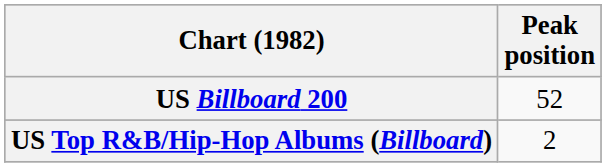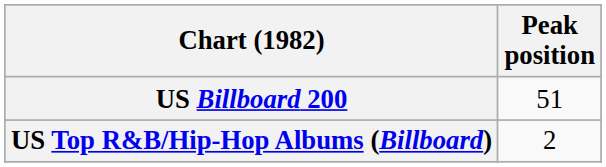(550, 98) 52 -> (550, 98) 51
